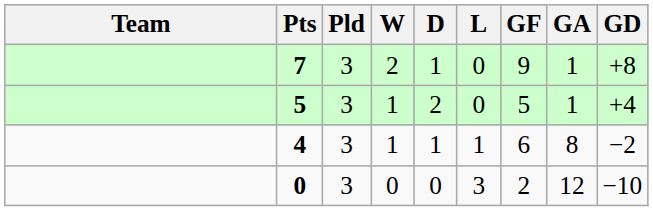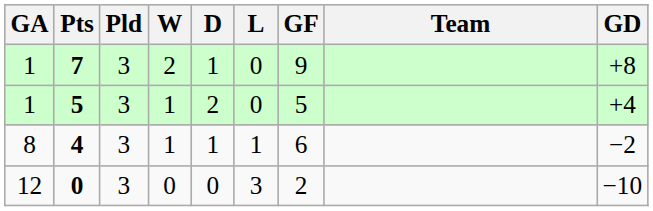columns swapped: (141, 24) <-> (572, 24)
